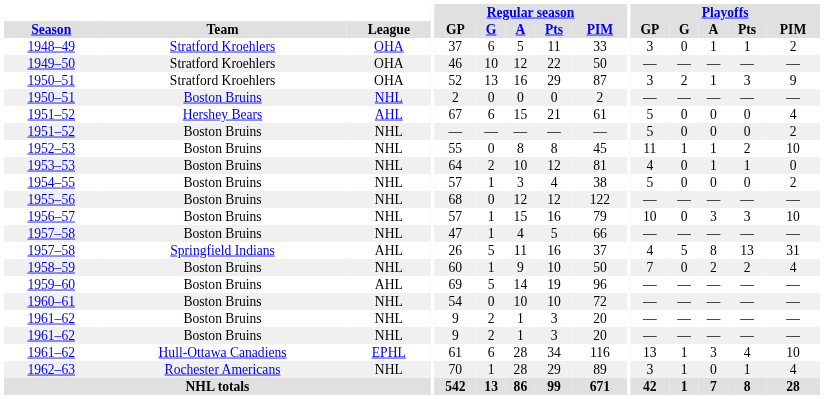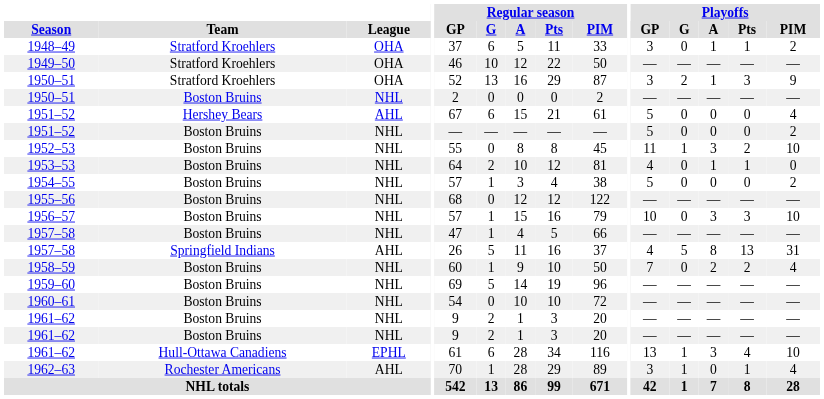(713, 148) 1 -> (713, 148) 3
(389, 284) AHL -> (389, 284) NHL
(389, 369) NHL -> (389, 369) AHL
